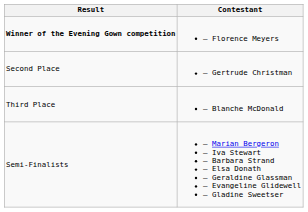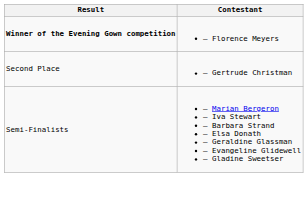- row: (31, 105)
